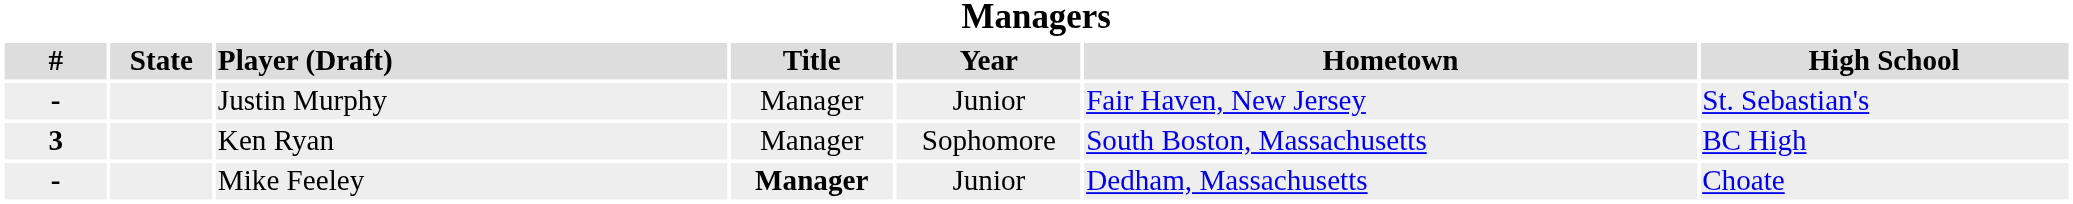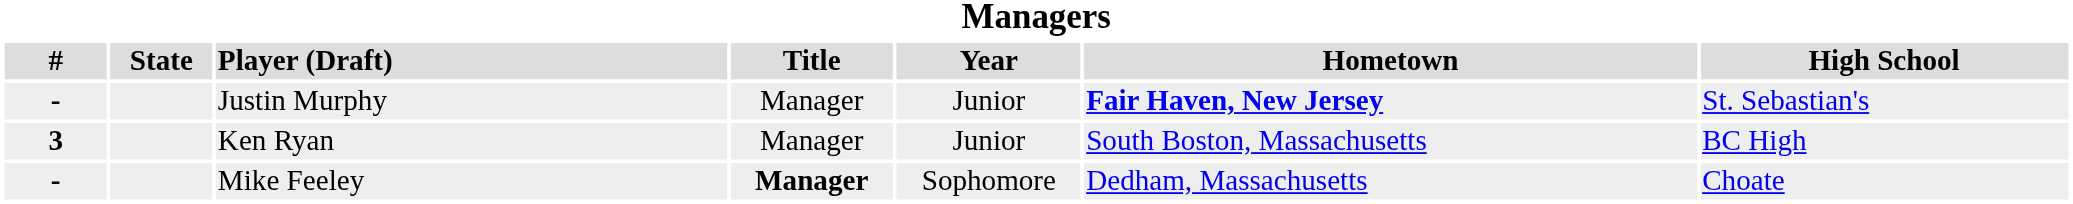(1226, 100) normal -> (1235, 100) bold
(989, 140) Sophomore -> (989, 140) Junior
(989, 180) Junior -> (989, 180) Sophomore
